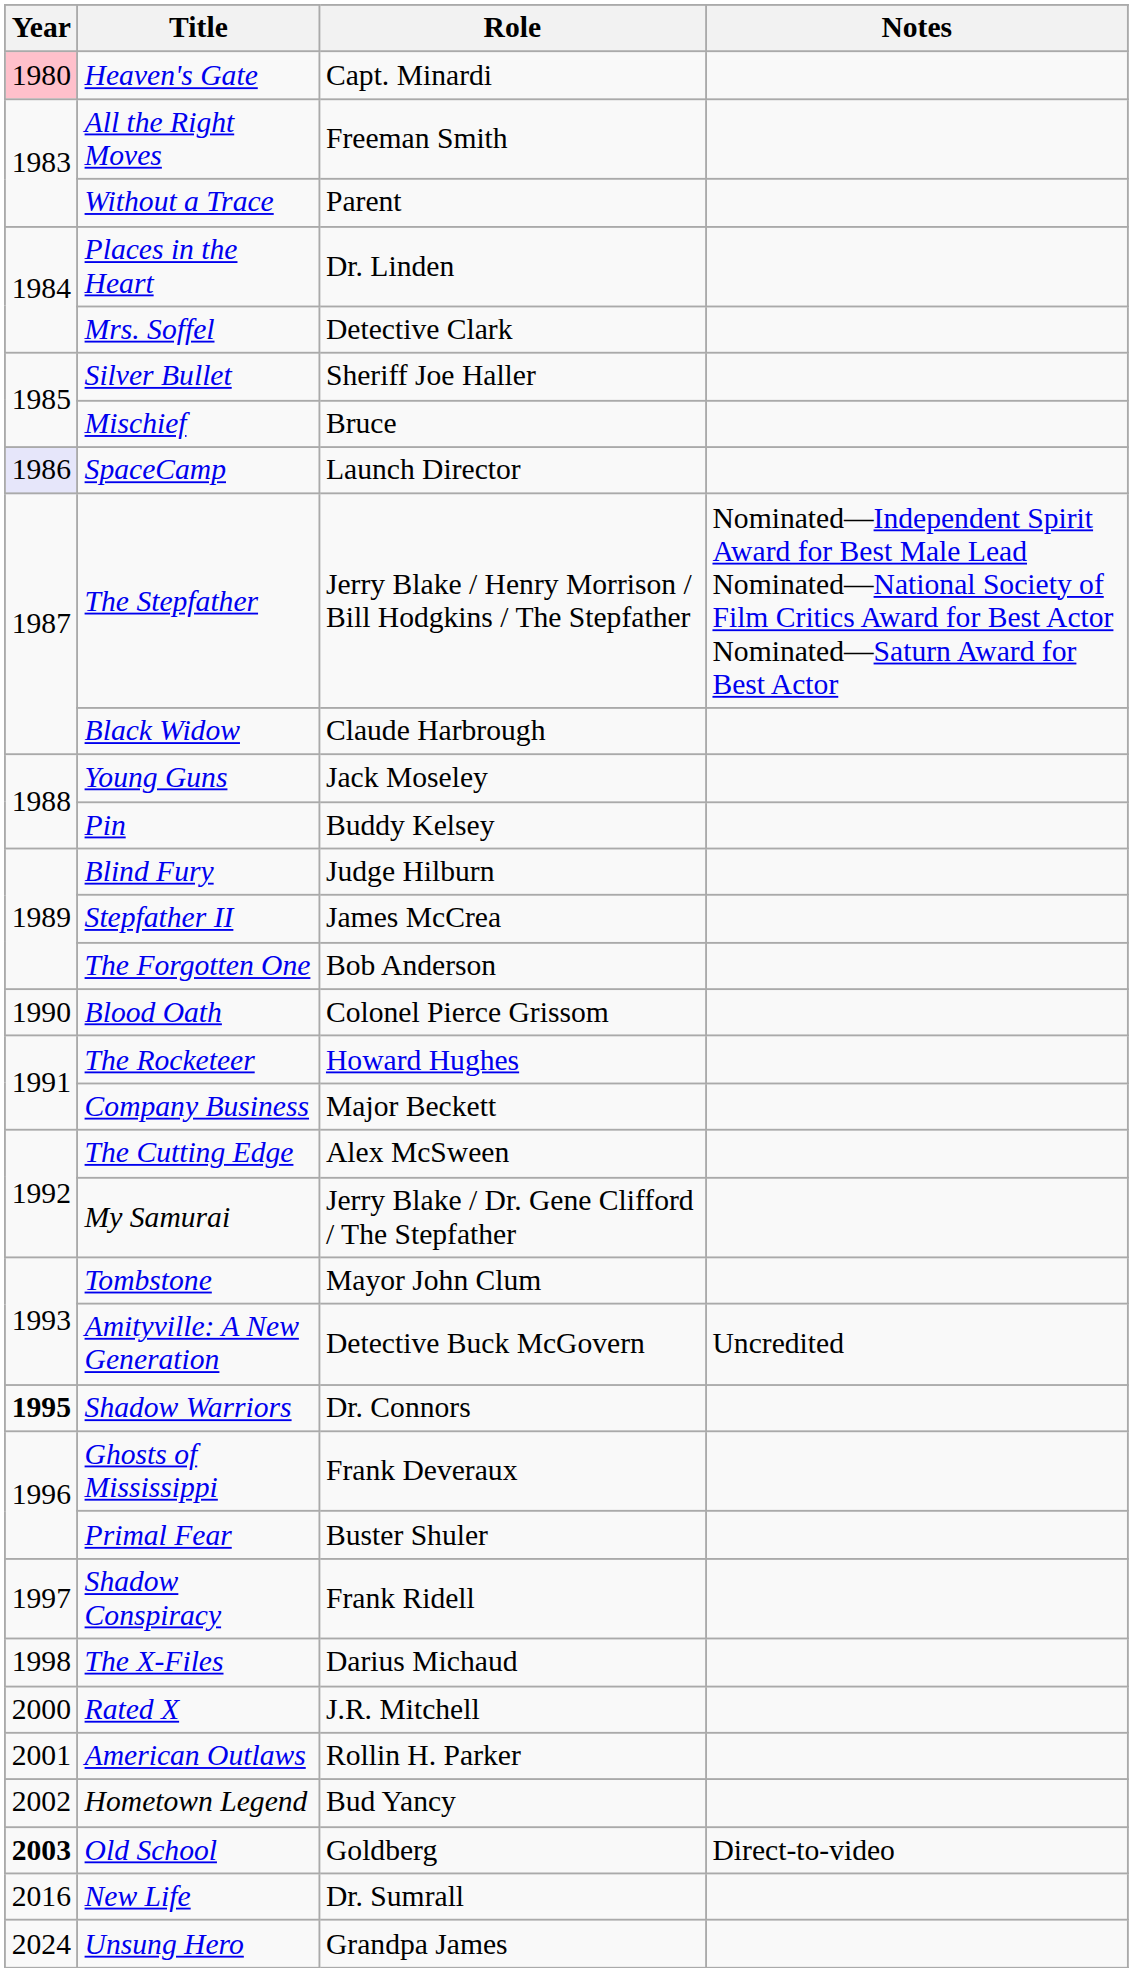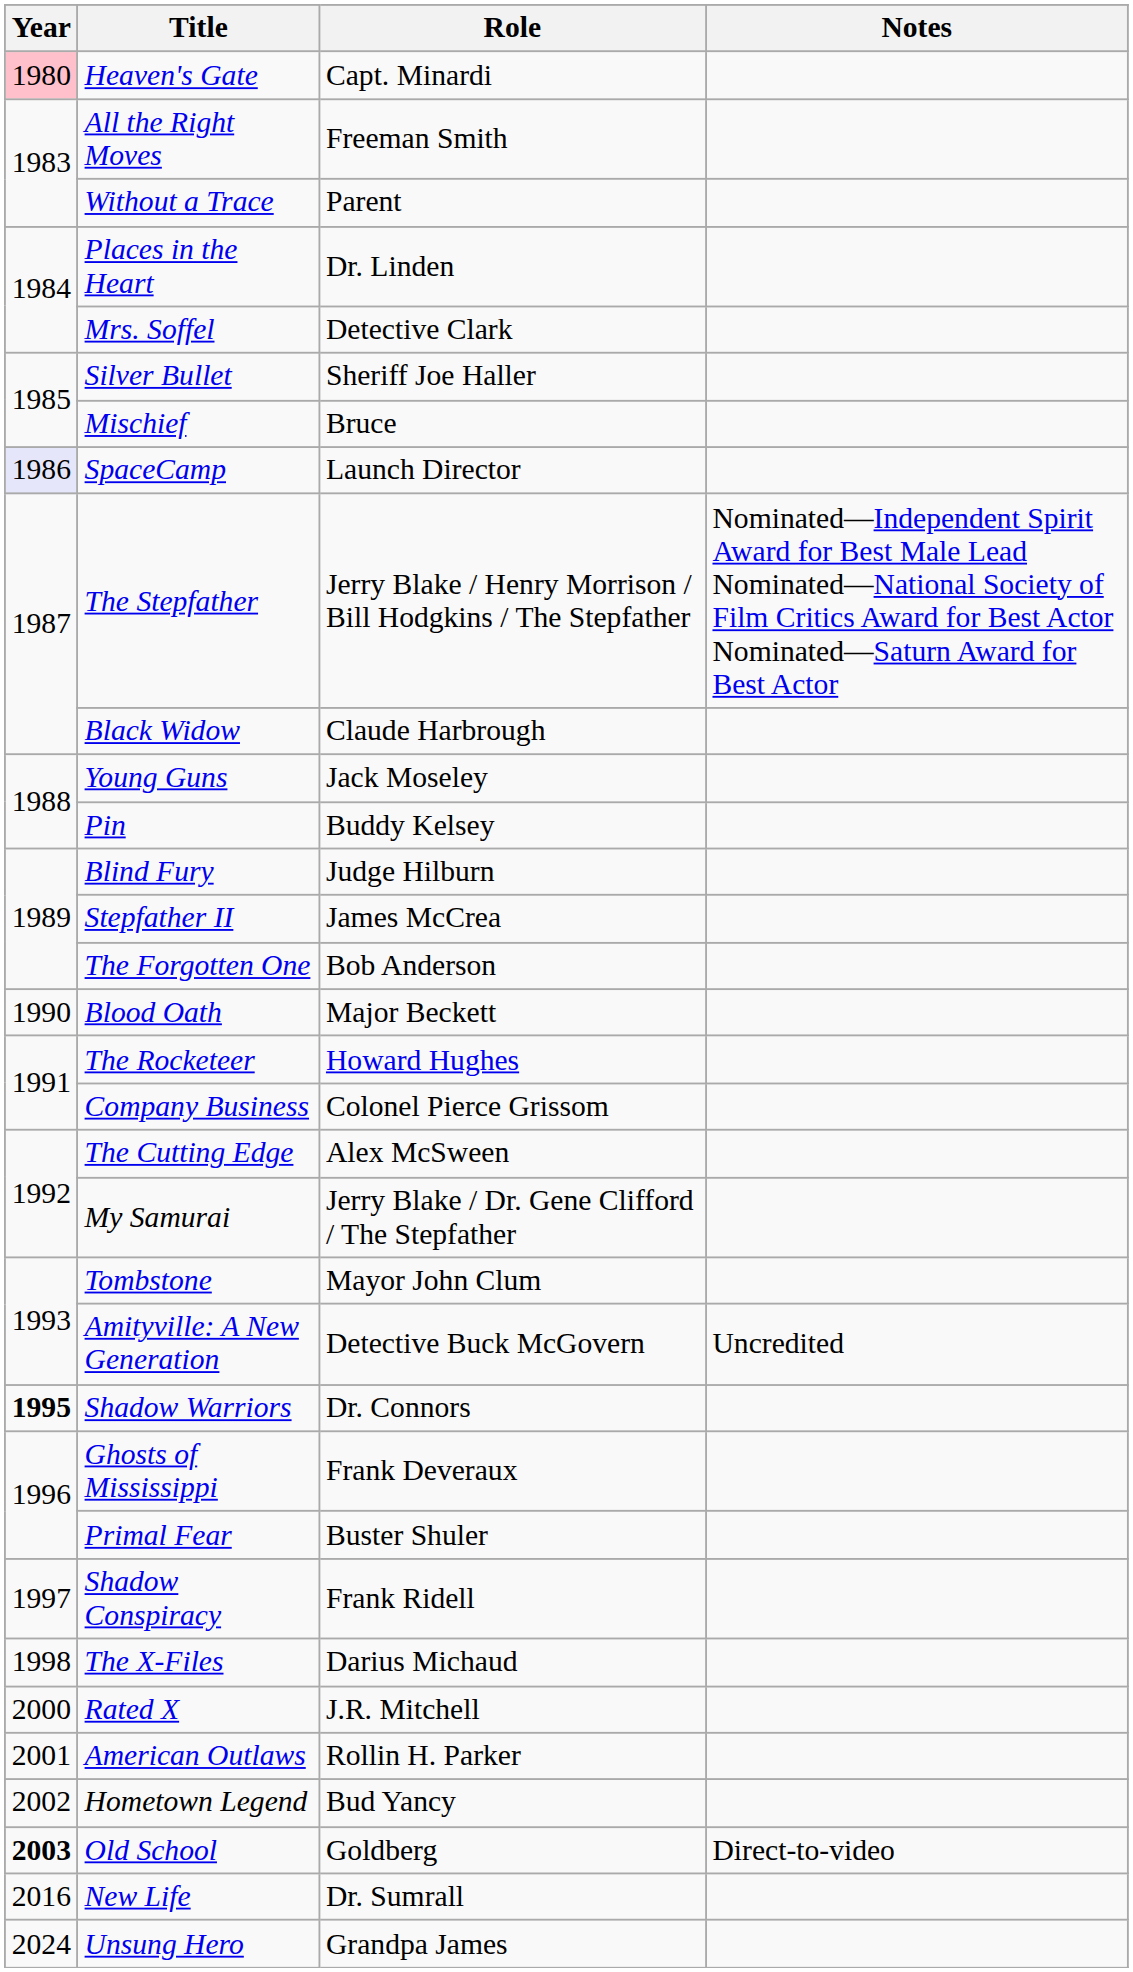(467, 1012) Colonel Pierce Grissom -> (411, 1012) Major Beckett
(411, 1106) Major Beckett -> (467, 1106) Colonel Pierce Grissom
